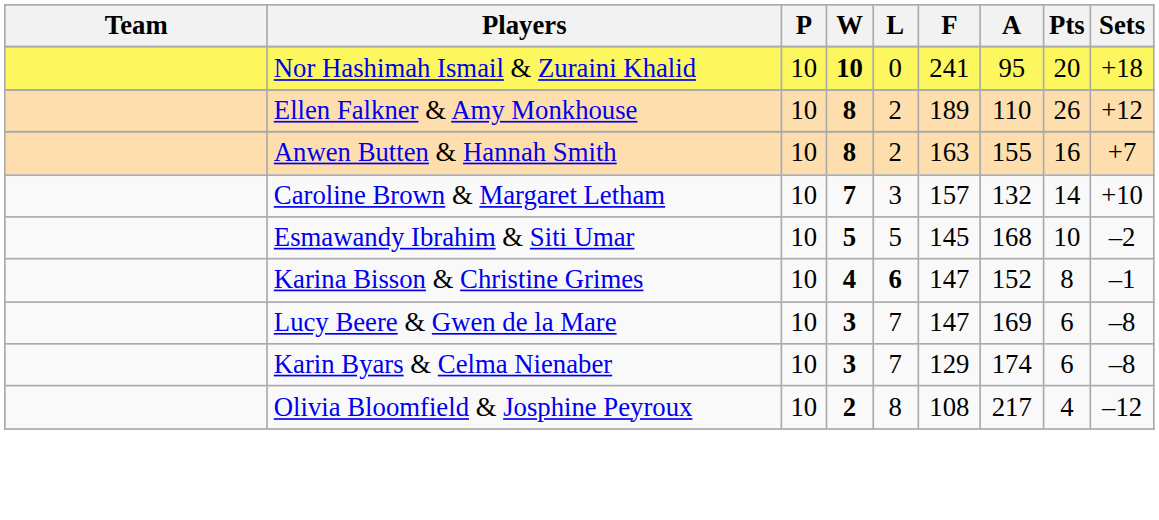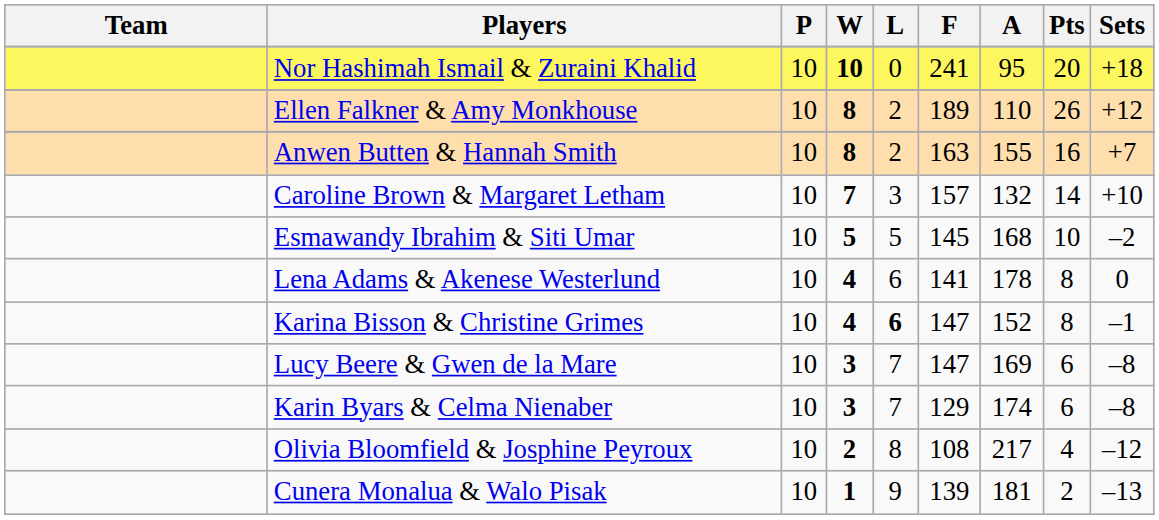+ row: (467, 279)
+ row: (440, 491)
